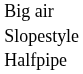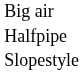rows swapped: (36, 60) <-> (42, 36)
